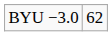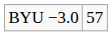(95, 17) 62 -> (95, 17) 57
